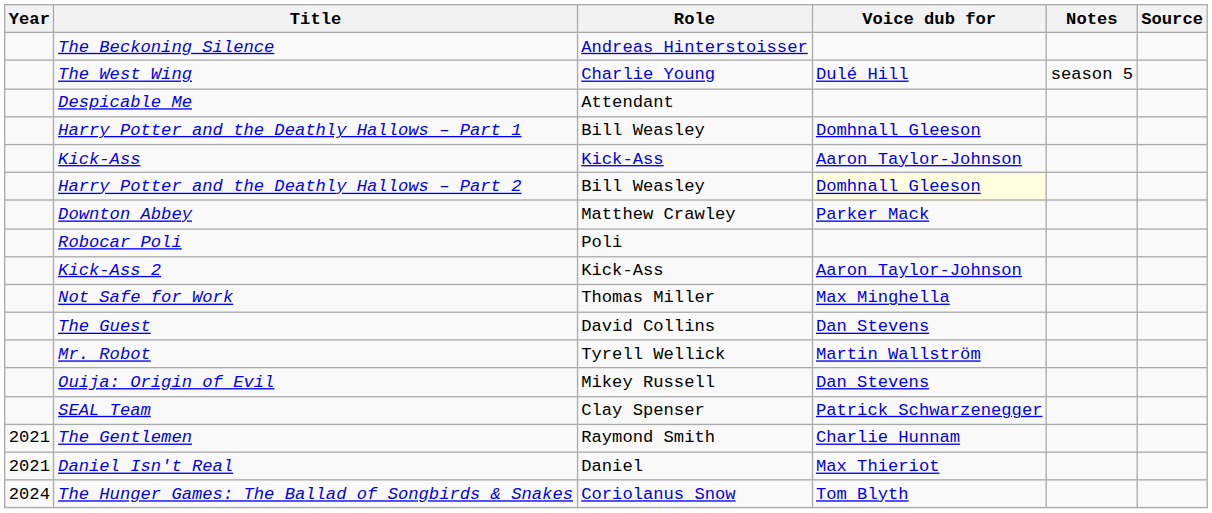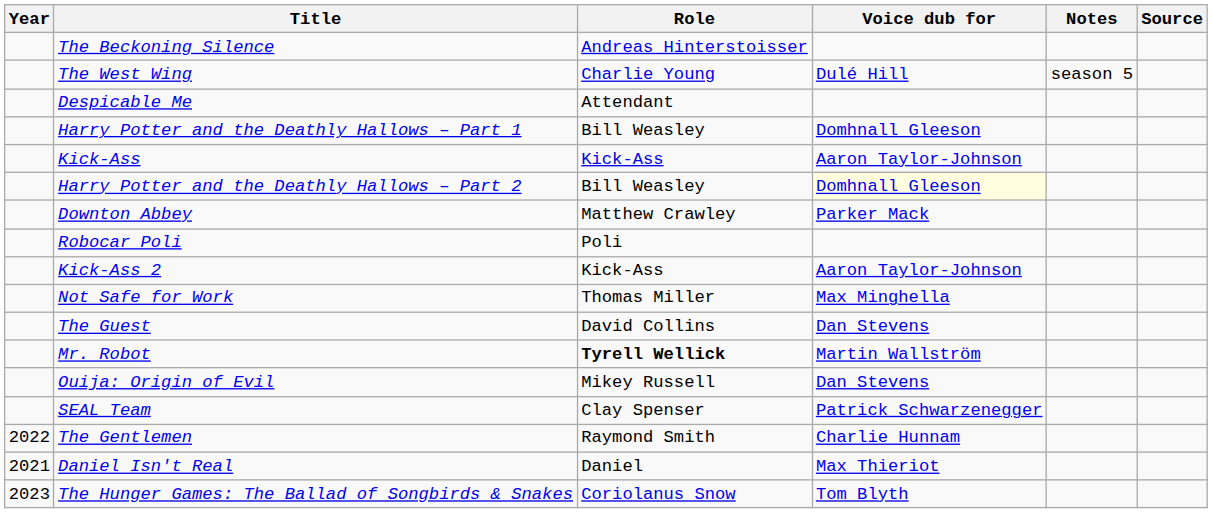(653, 354) normal -> (653, 354) bold
(29, 438) 2021 -> (29, 438) 2022
(29, 494) 2024 -> (29, 494) 2023
